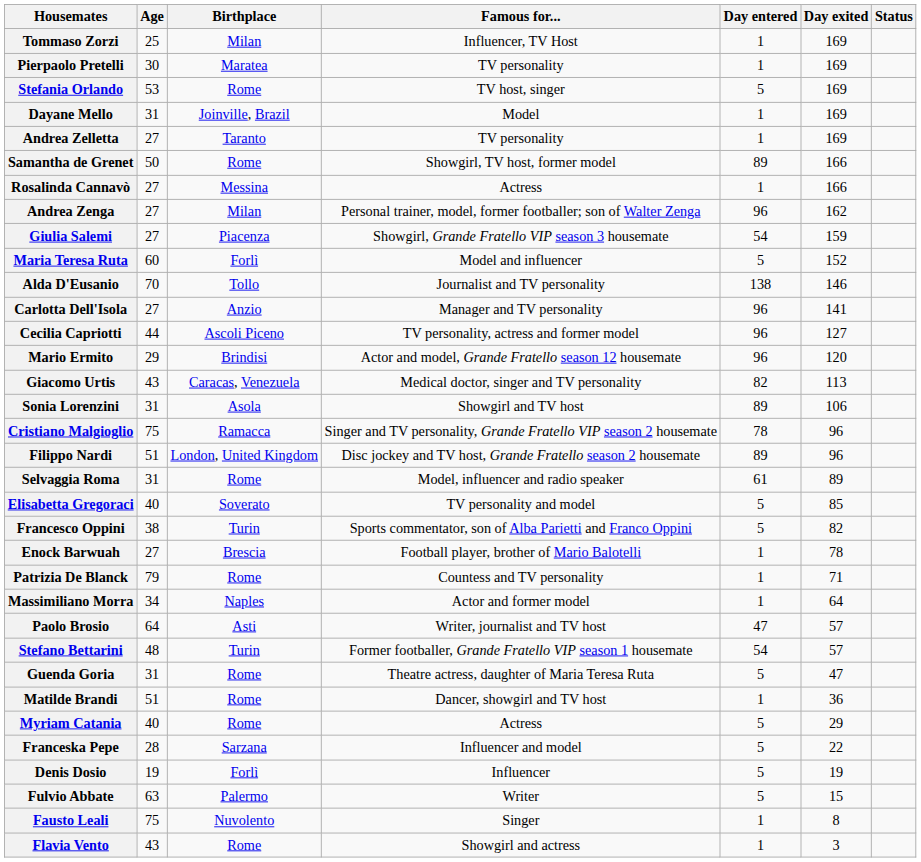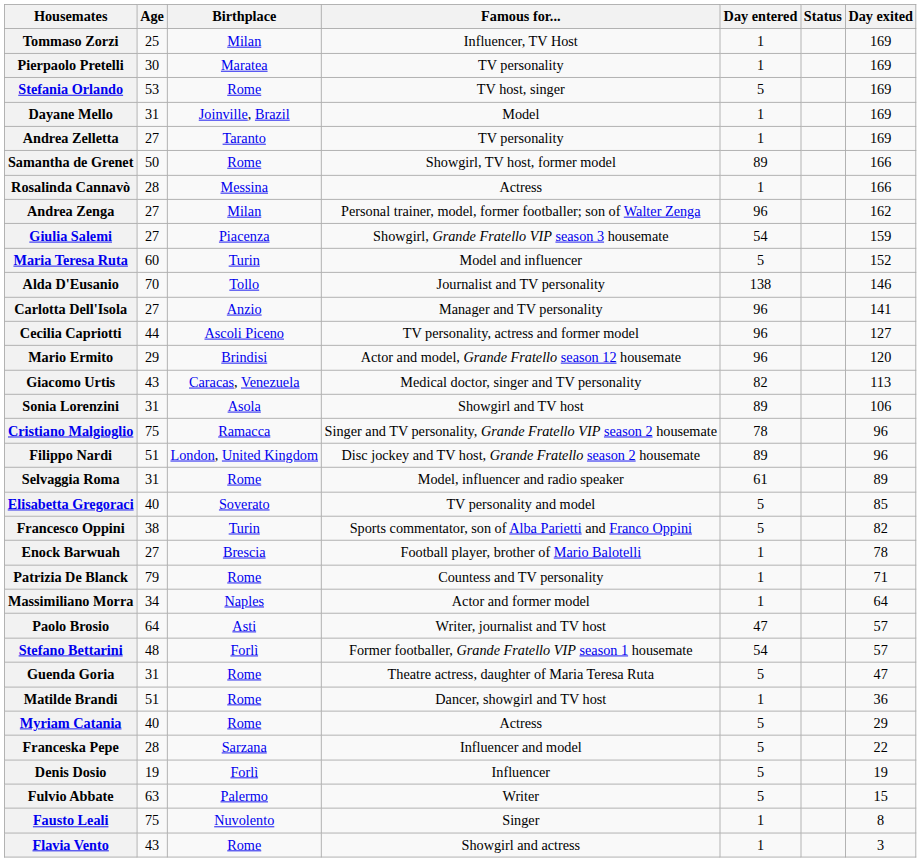columns swapped: (836, 16) <-> (894, 16)
(152, 187) 27 -> (152, 187) 28
(244, 260) Forlì -> (244, 260) Turin
(244, 650) Turin -> (244, 650) Forlì
